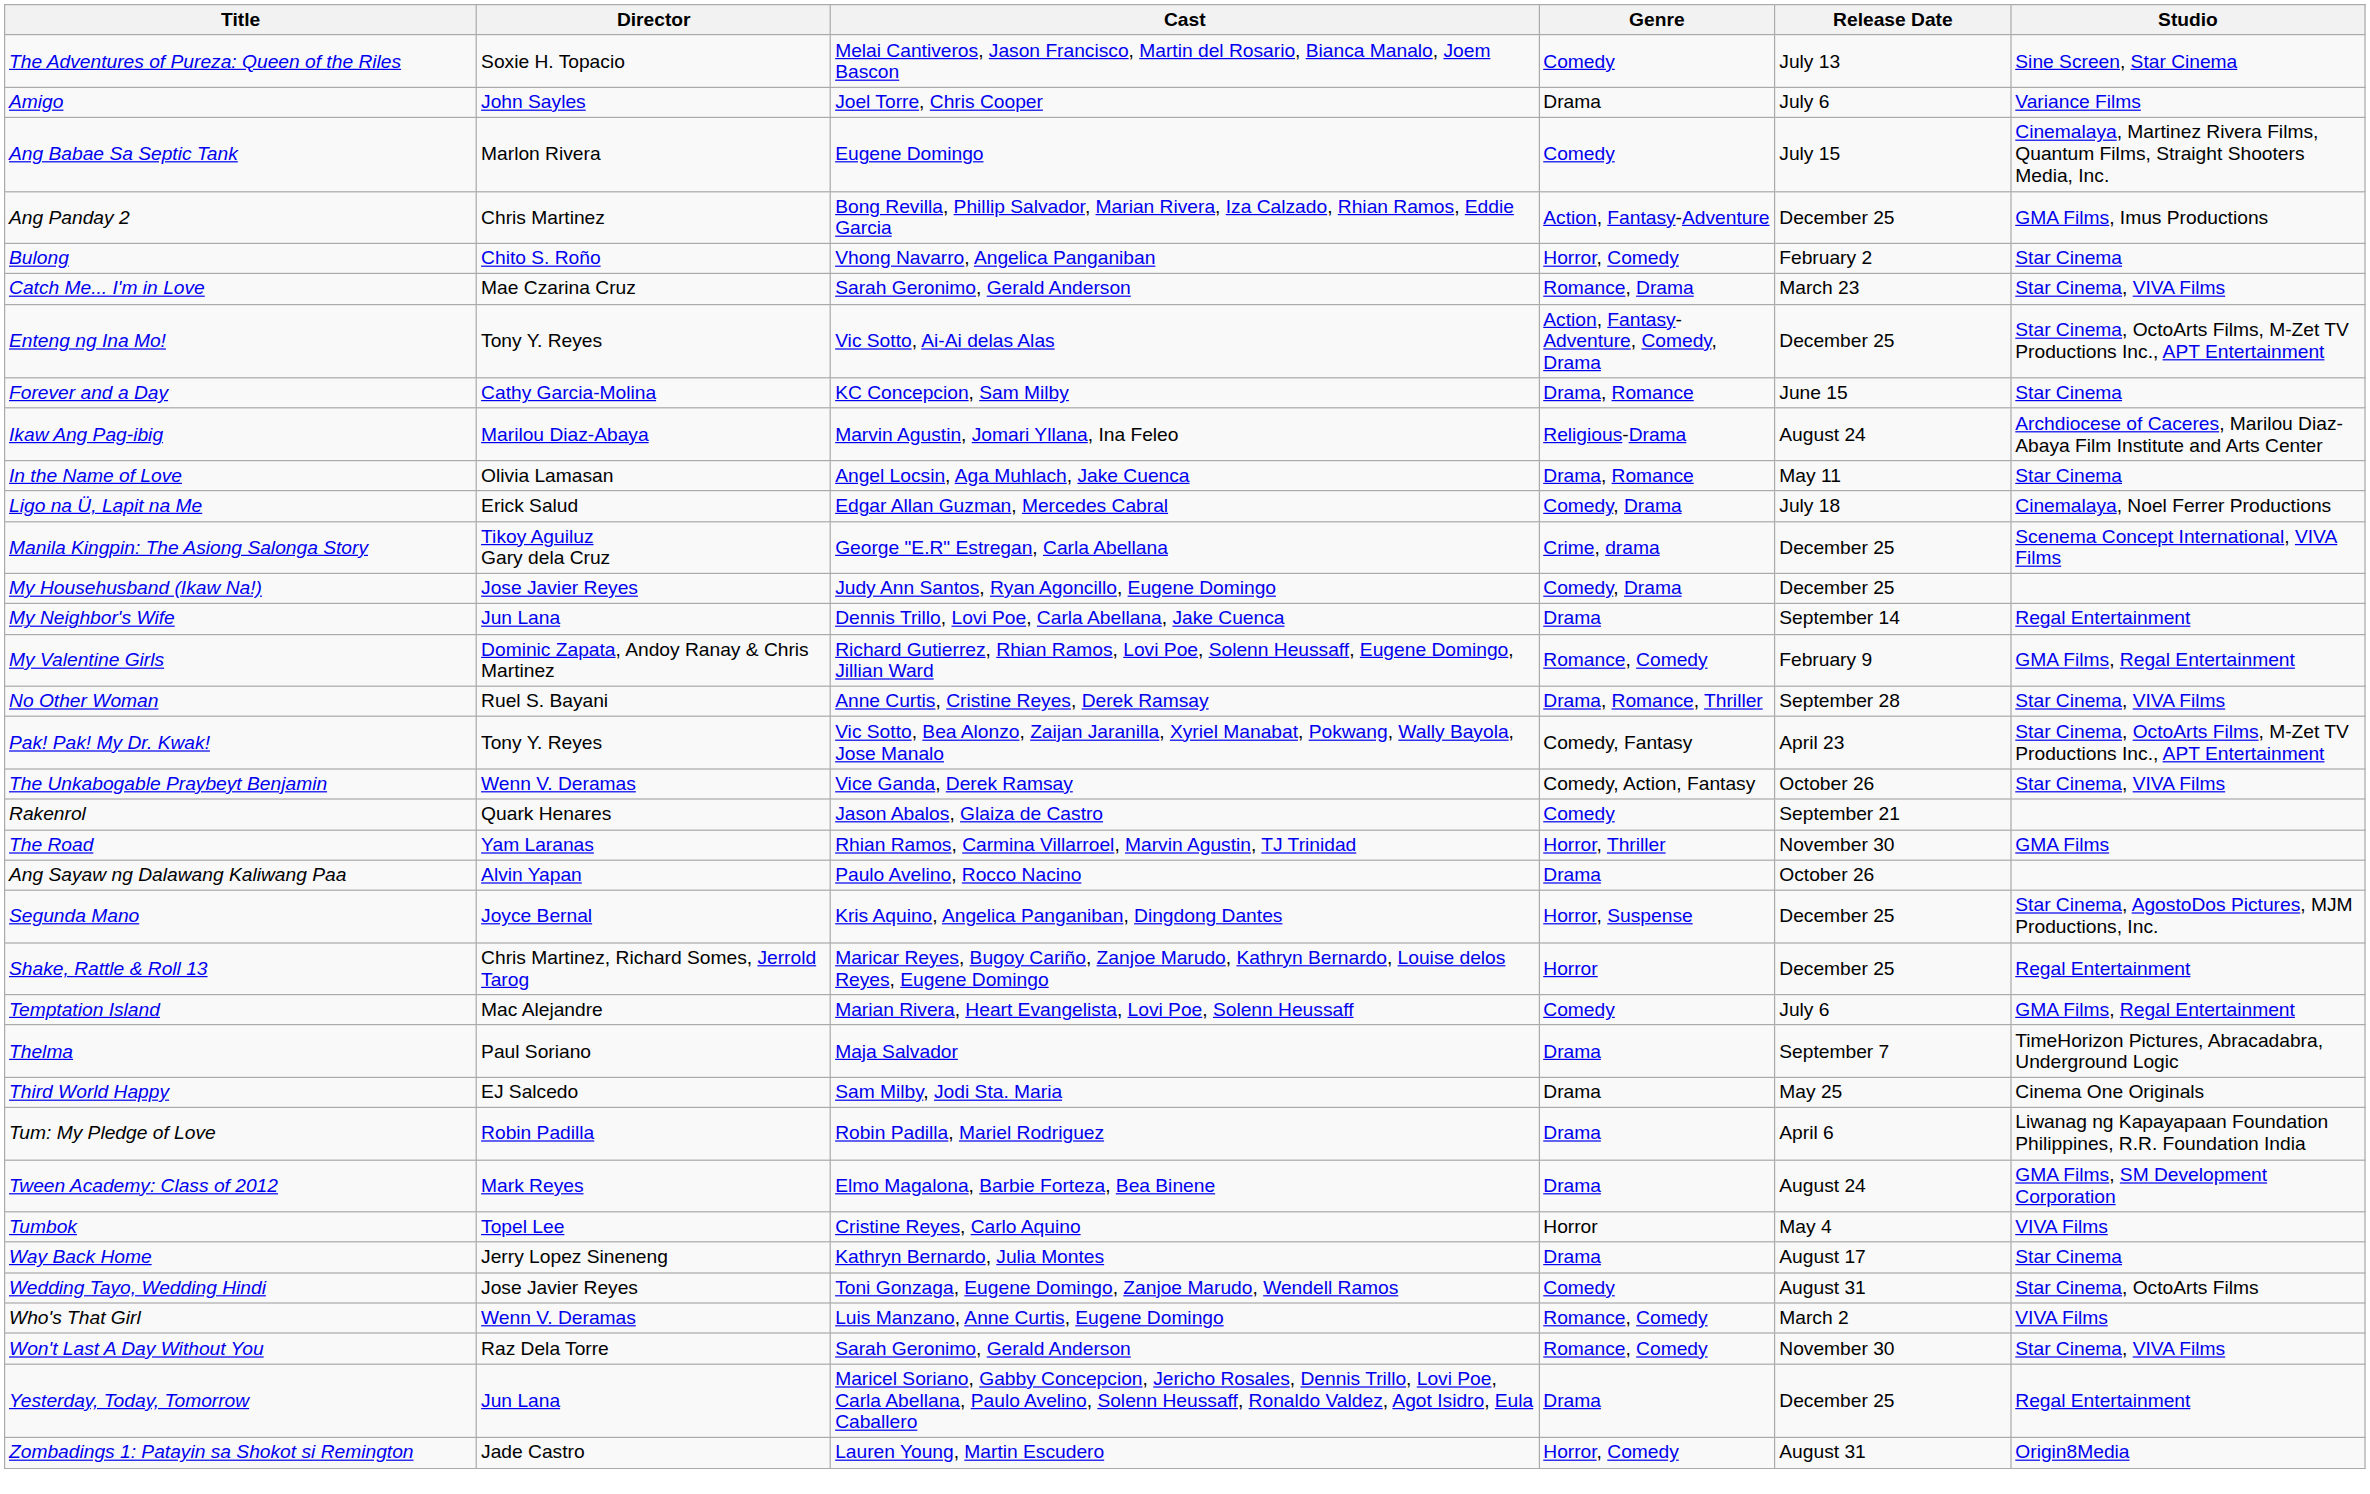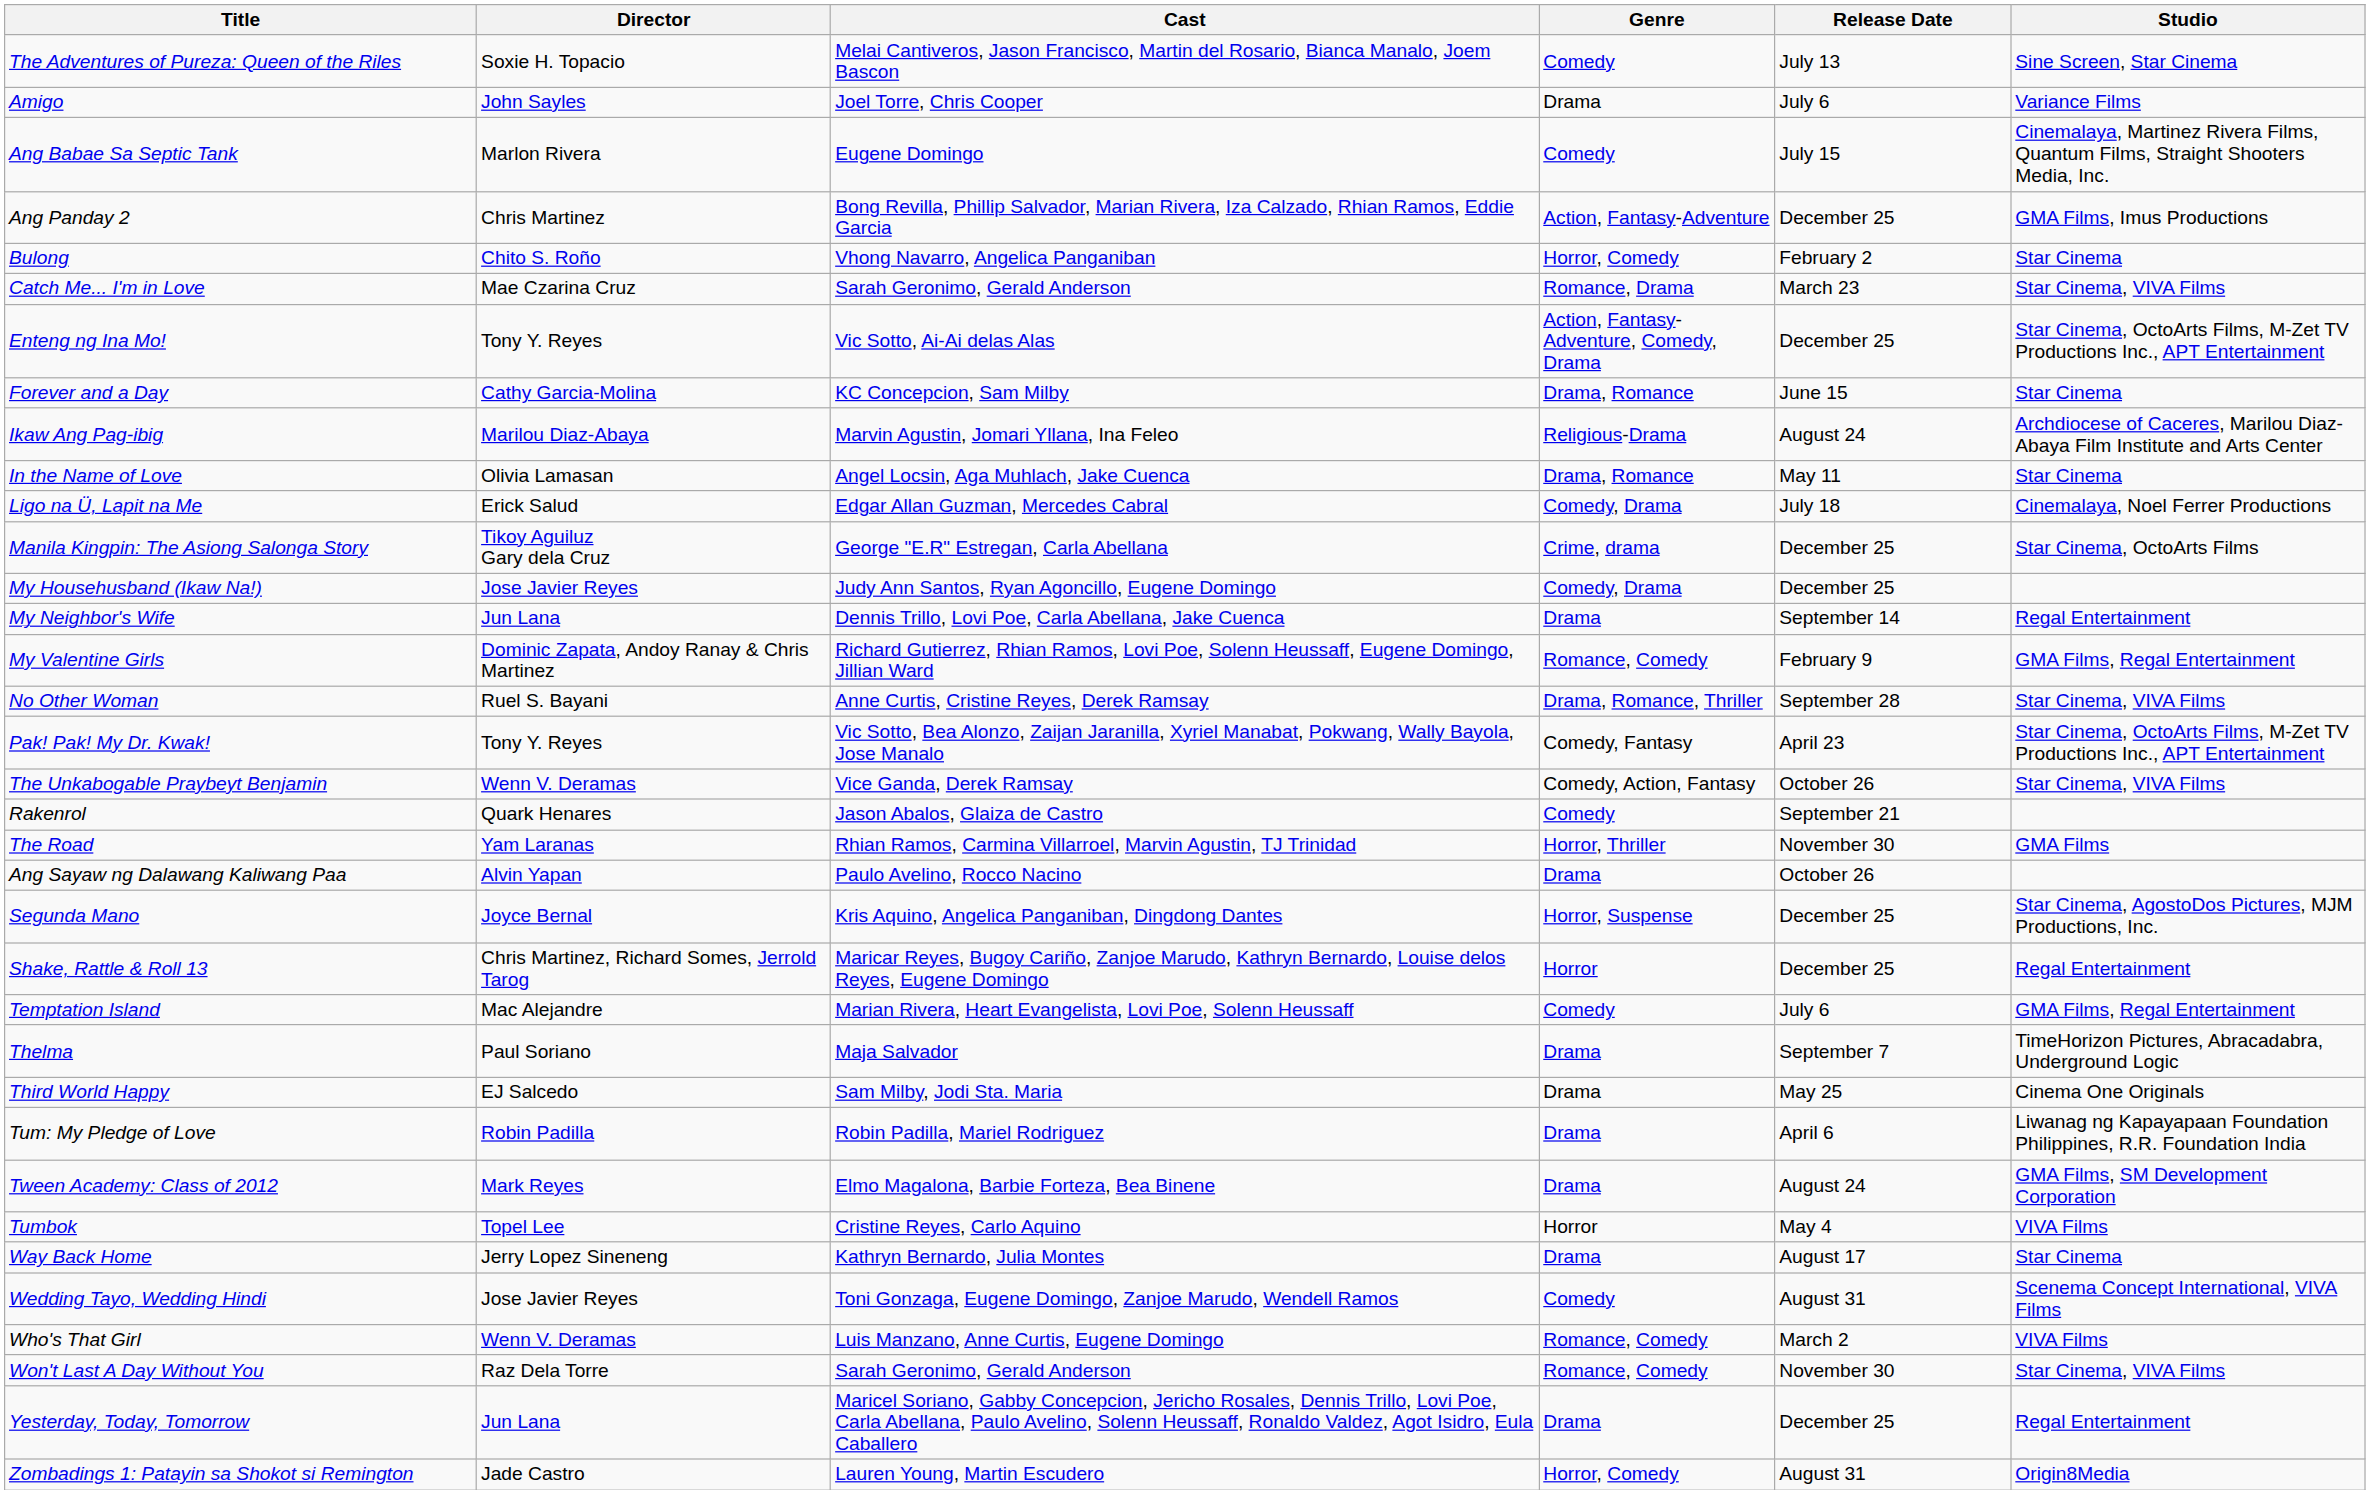(2176, 547) Scenema Concept International, VIVA Films -> (2137, 547) Star Cinema, OctoArts Films
(2137, 1287) Star Cinema, OctoArts Films -> (2176, 1298) Scenema Concept International, VIVA Films
